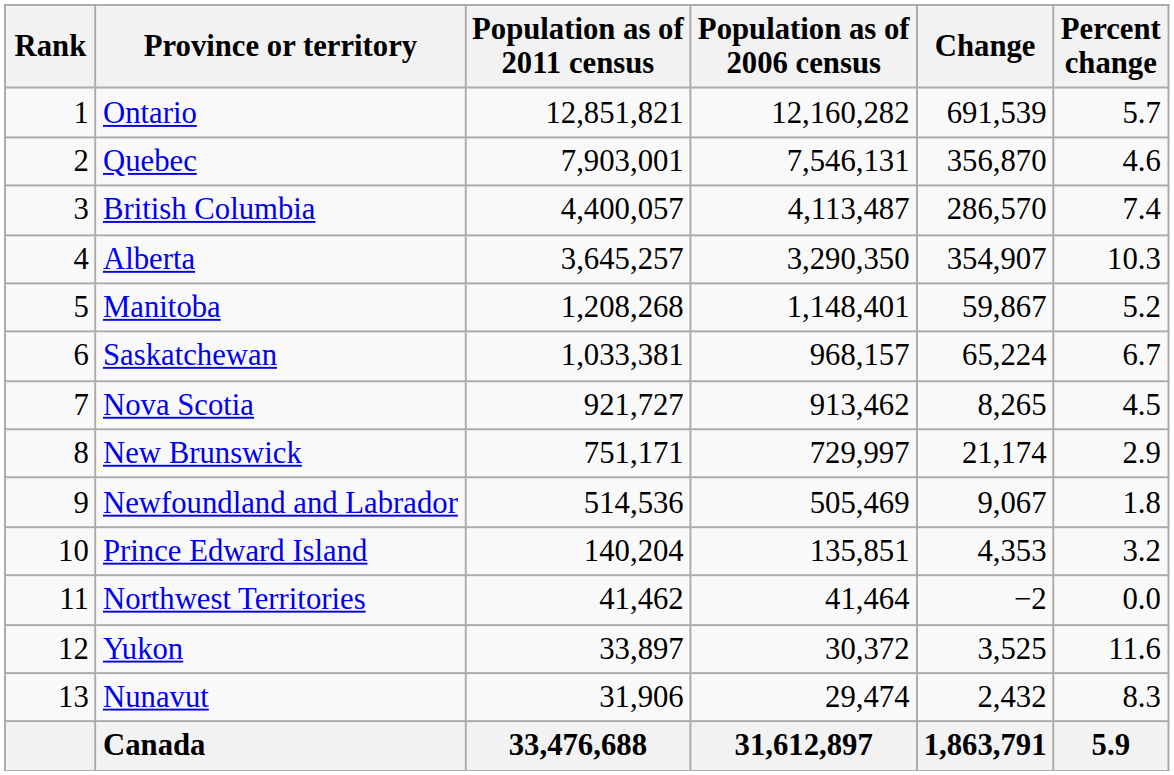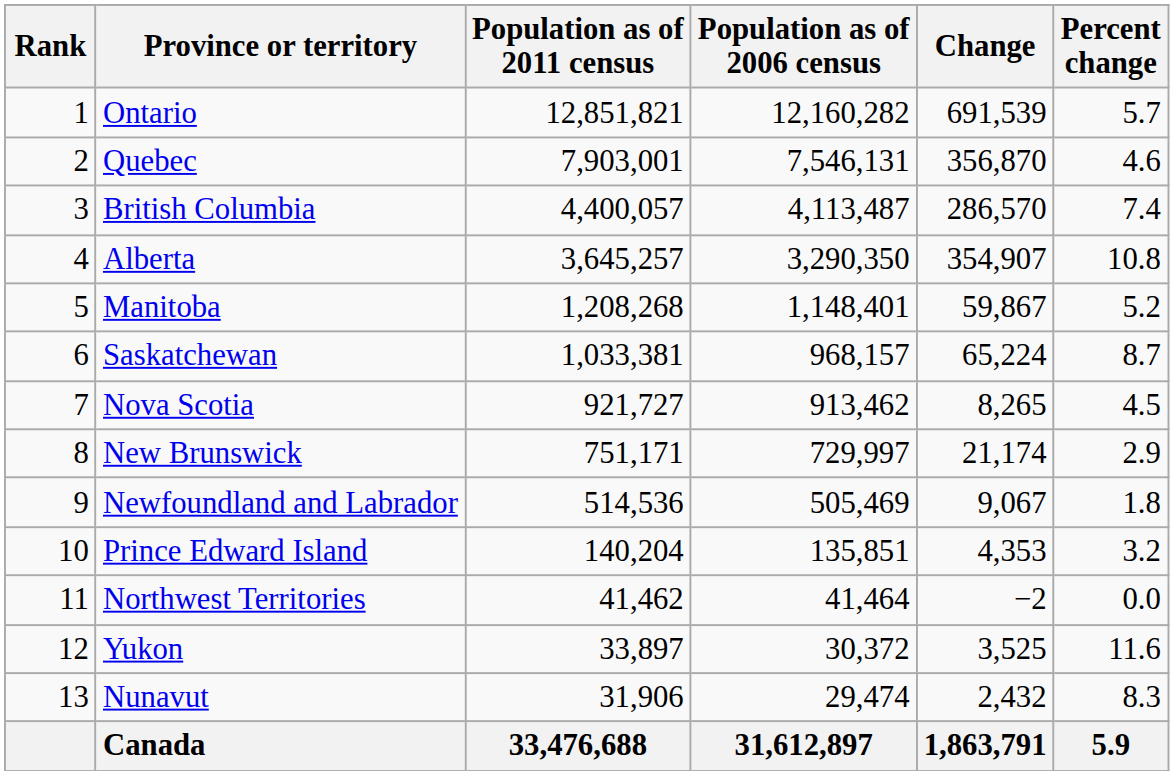(1134, 258) 10.3 -> (1134, 258) 10.8
(1142, 355) 6.7 -> (1142, 355) 8.7
